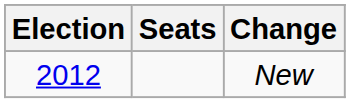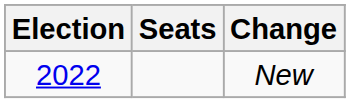(68, 74) 2012 -> (68, 74) 2022
